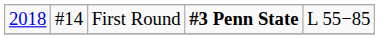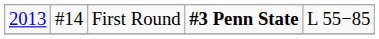(28, 19) 2018 -> (28, 19) 2013
